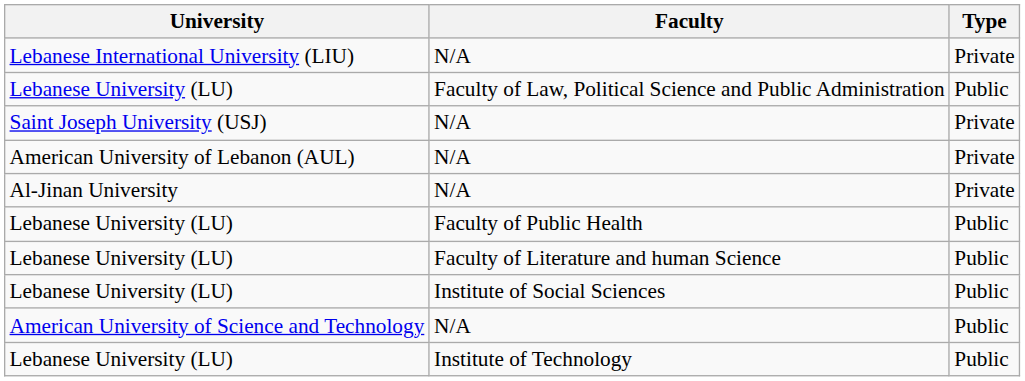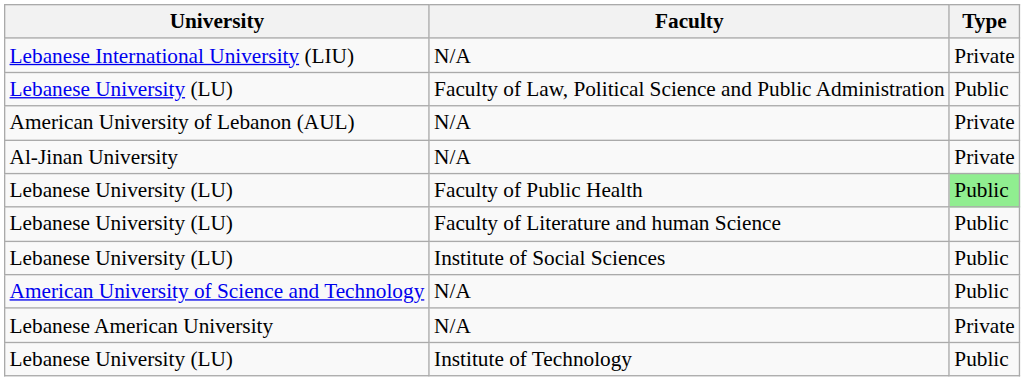- row: (138, 122)
(982, 223) no background -> (982, 190) lightgreen background
+ row: (141, 325)
